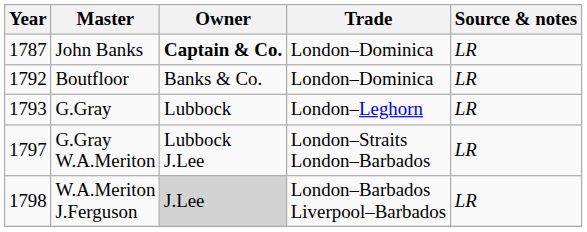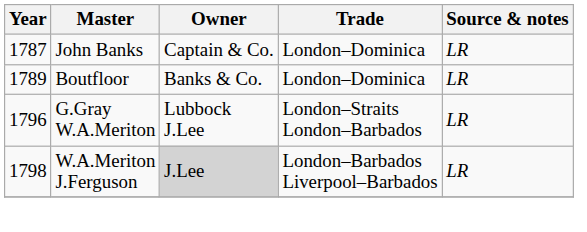(223, 49) bold -> (219, 49) normal
(28, 79) 1792 -> (28, 79) 1789
- row: (83, 109)
(28, 149) 1797 -> (28, 119) 1796
